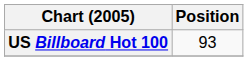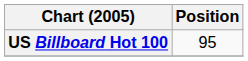(207, 42) 93 -> (207, 42) 95
